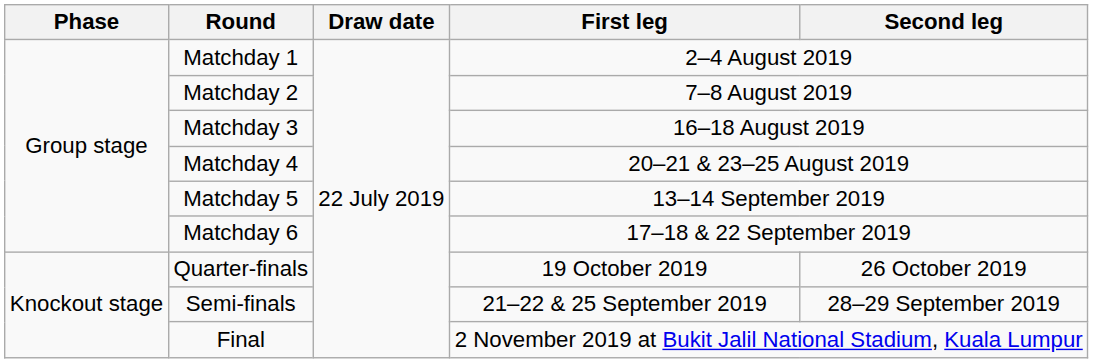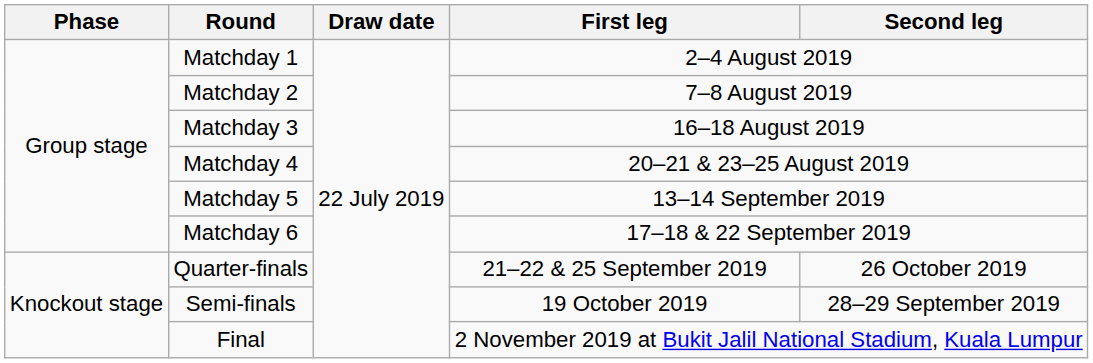(625, 269) 19 October 2019 -> (625, 269) 21–22 & 25 September 2019
(625, 304) 21–22 & 25 September 2019 -> (625, 304) 19 October 2019
